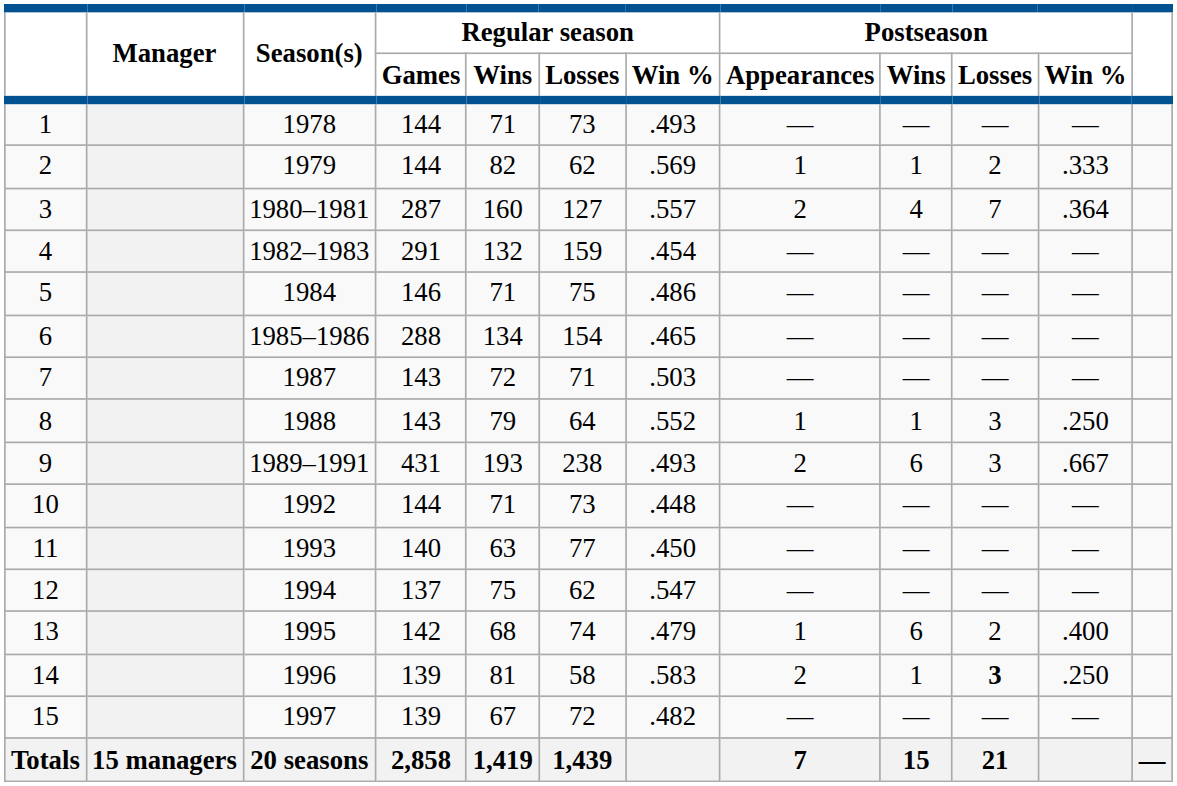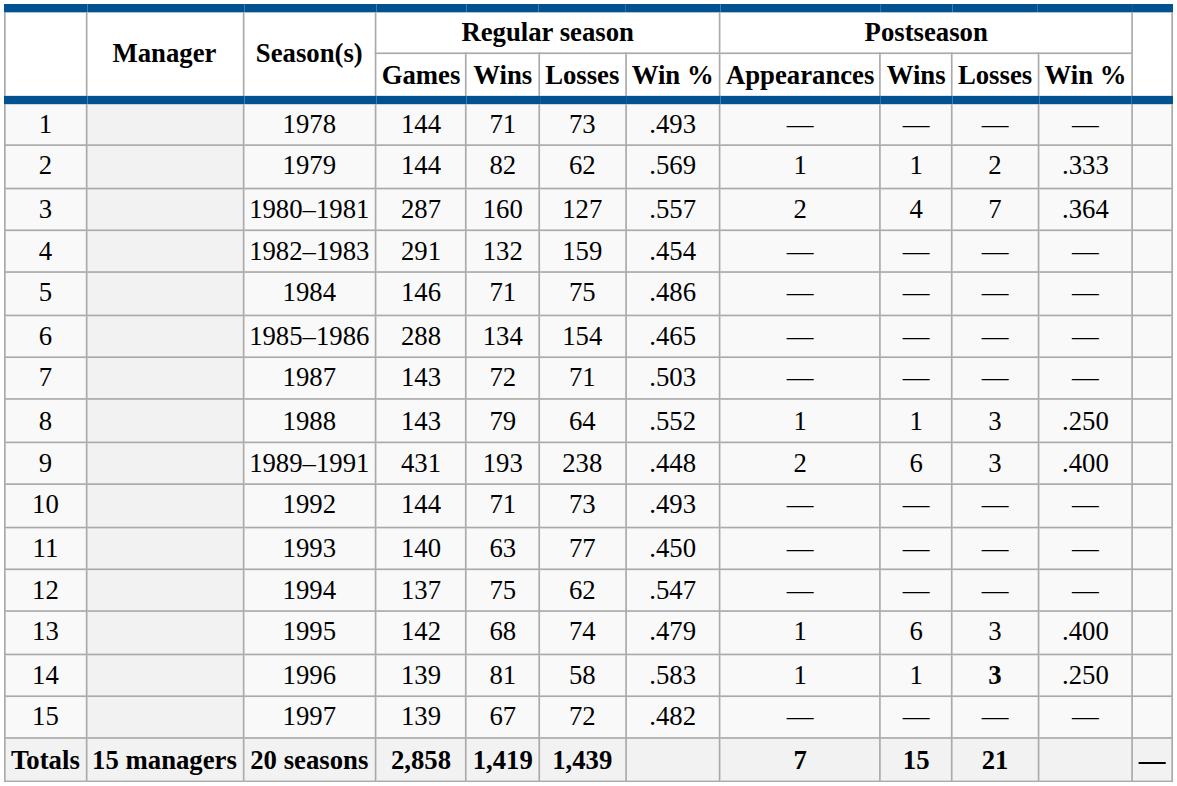(673, 462) .493 -> (673, 462) .448
(1085, 462) .667 -> (1085, 462) .400
(673, 505) .448 -> (673, 505) .493
(995, 632) 2 -> (995, 632) 3
(800, 674) 2 -> (800, 674) 1
